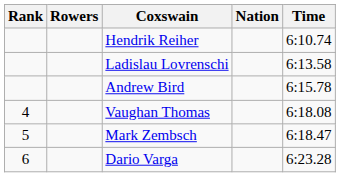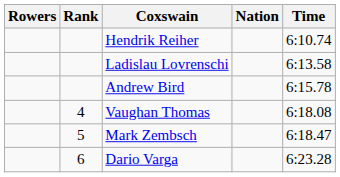columns swapped: (25, 16) <-> (74, 16)
